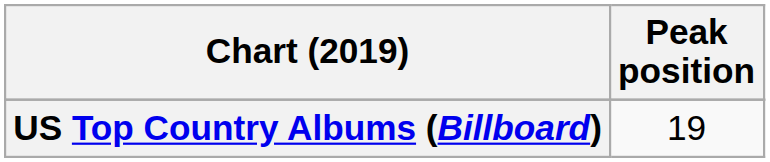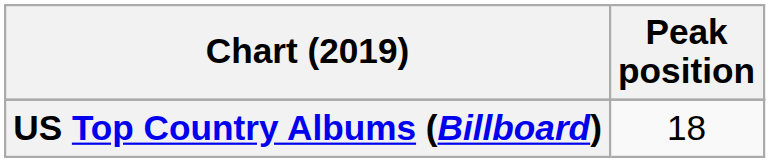(686, 127) 19 -> (686, 127) 18
